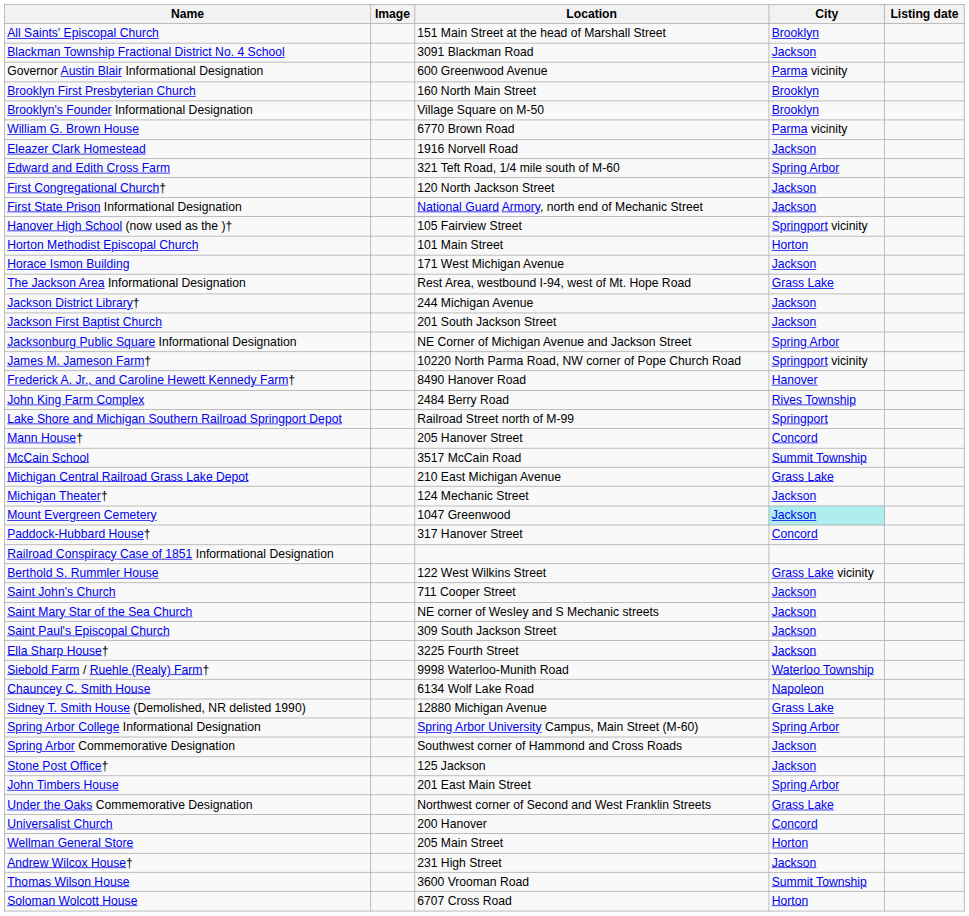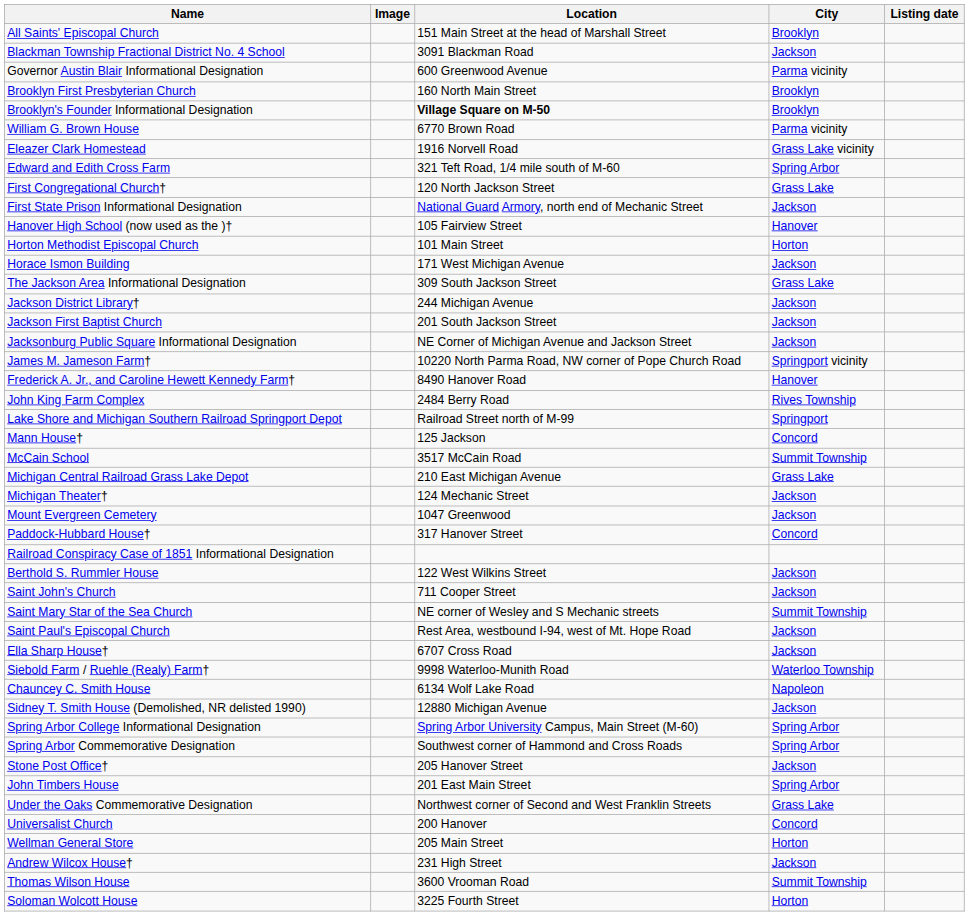(481, 110) normal -> (484, 110) bold
(794, 149) Jackson -> (823, 149) Grass Lake vicinity
(794, 187) Jackson -> (803, 187) Grass Lake
(820, 226) Springport vicinity -> (795, 226) Hanover
(554, 284) Rest Area, westbound I-94, west of Mt. Hope Road -> (487, 284) 309 South Jackson Street
(805, 341) Spring Arbor -> (794, 341) Jackson
(470, 438) 205 Hanover Street -> (451, 438) 125 Jackson
(794, 515) paleturquoise background -> (794, 515) no background
(823, 573) Grass Lake vicinity -> (794, 573) Jackson
(794, 611) Jackson -> (819, 611) Summit Township
(487, 631) 309 South Jackson Street -> (554, 631) Rest Area, westbound I-94, west of Mt. Hope Road
(468, 650) 3225 Fourth Street -> (465, 650) 6707 Cross Road
(803, 708) Grass Lake -> (794, 708) Jackson
(794, 746) Jackson -> (805, 746) Spring Arbor
(451, 766) 125 Jackson -> (470, 766) 205 Hanover Street
(465, 901) 6707 Cross Road -> (468, 901) 3225 Fourth Street
